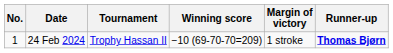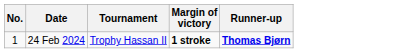- column: (217, 18)
(285, 40) normal -> (191, 40) bold
